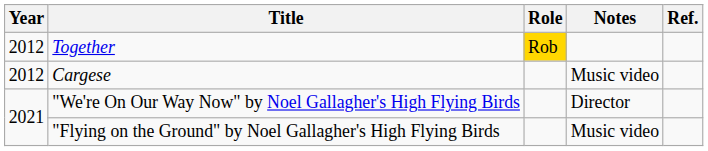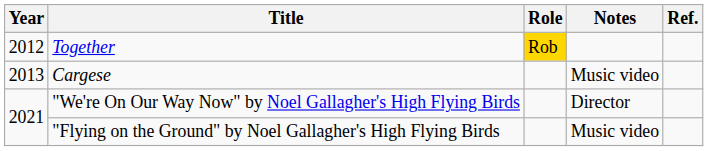(26, 74) 2012 -> (26, 74) 2013
